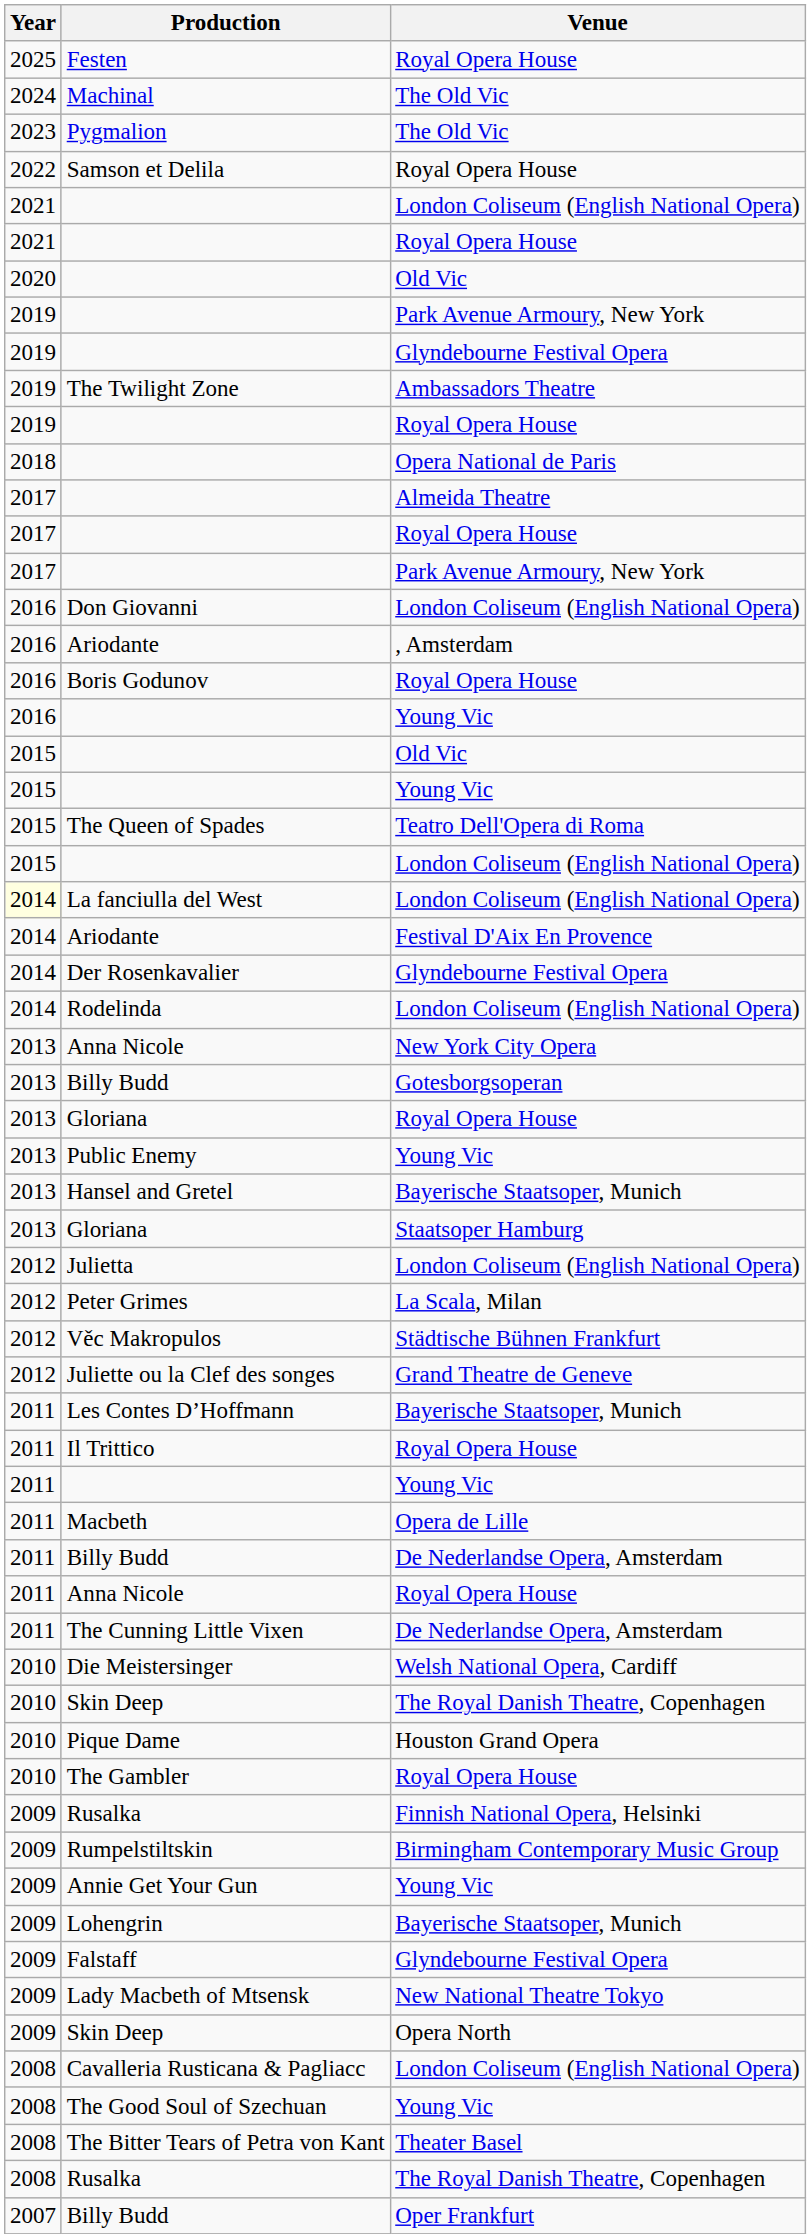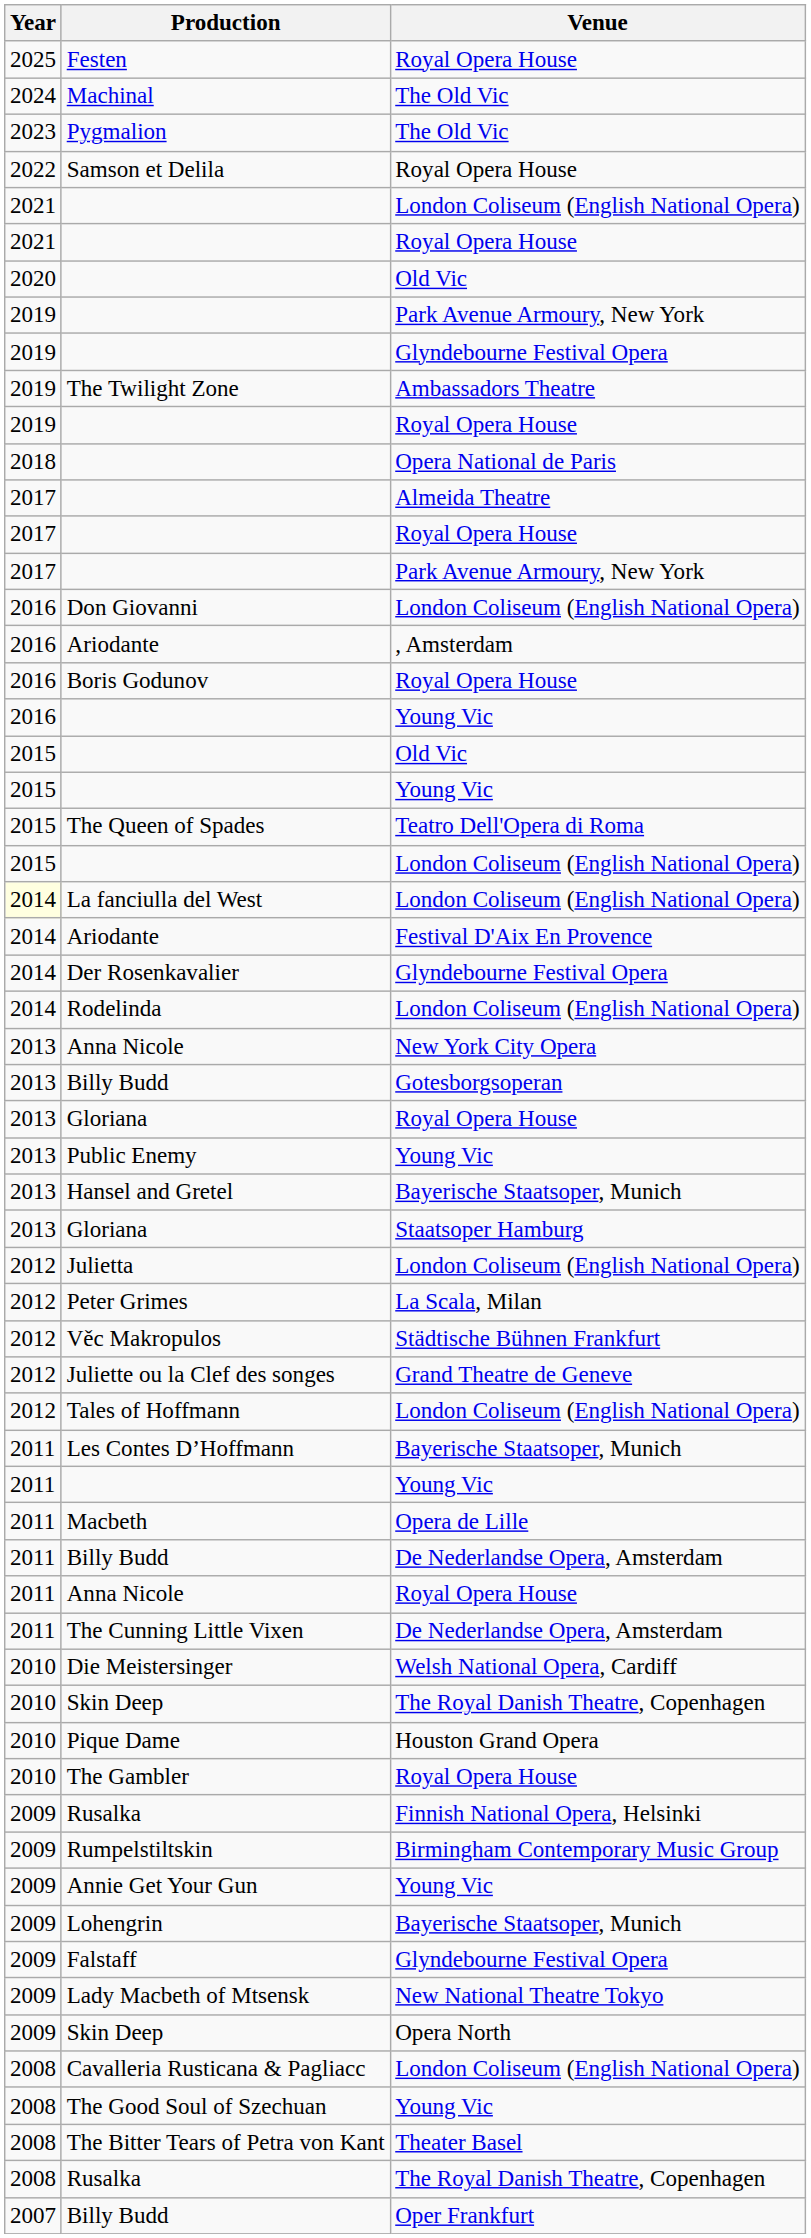+ row: (153, 1411)
- row: (111, 1447)
